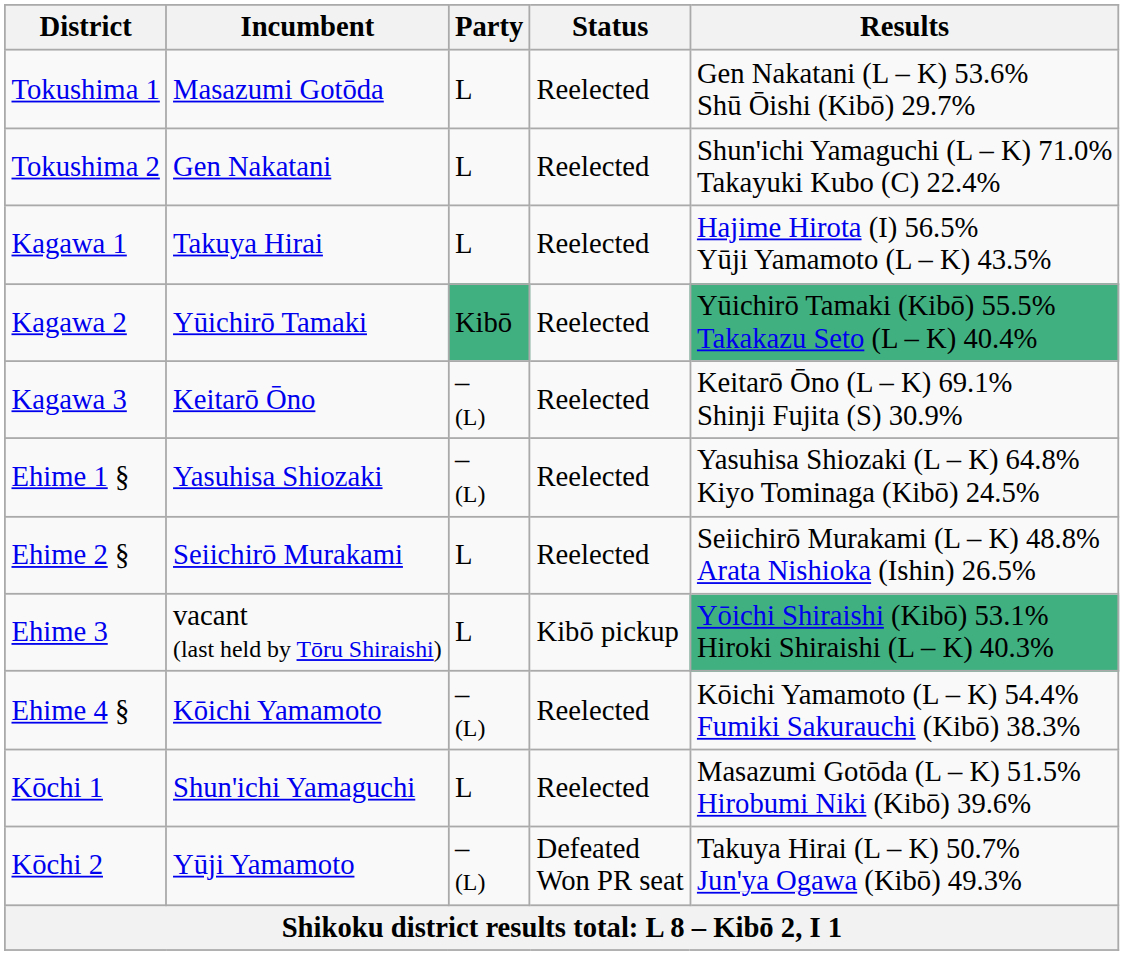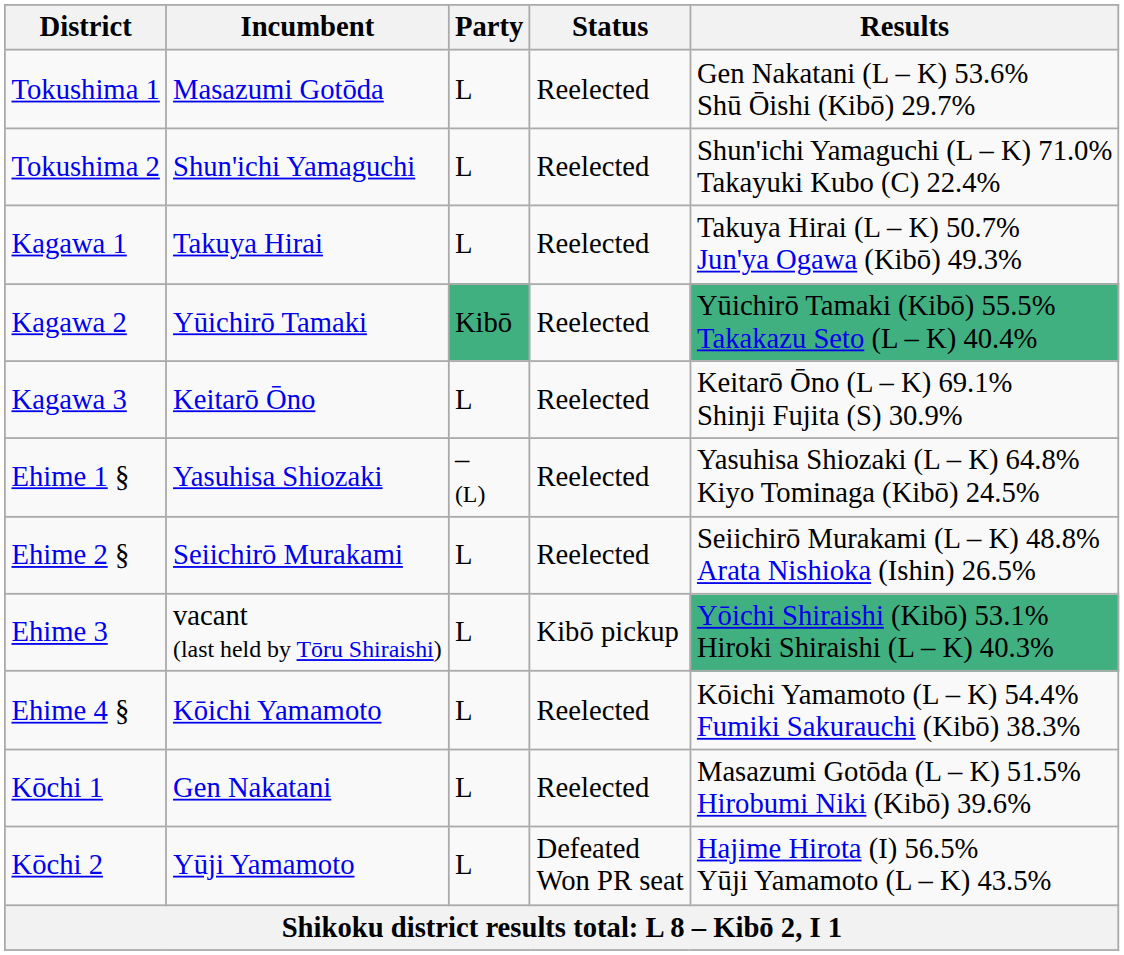(252, 166) Gen Nakatani -> (294, 166) Shun'ichi Yamaguchi
(874, 244) Hajime Hirota (I) 56.5% Yūji Yamamoto (L – K) 43.5% -> (859, 244) Takuya Hirai (L – K) 50.7% Jun'ya Ogawa (Kibō) 49.3%
(470, 399) – (L) -> (464, 399) L
(470, 709) – (L) -> (464, 709) L
(294, 787) Shun'ichi Yamaguchi -> (252, 787) Gen Nakatani
(470, 865) – (L) -> (464, 865) L
(859, 865) Takuya Hirai (L – K) 50.7% Jun'ya Ogawa (Kibō) 49.3% -> (874, 865) Hajime Hirota (I) 56.5% Yūji Yamamoto (L – K) 43.5%
